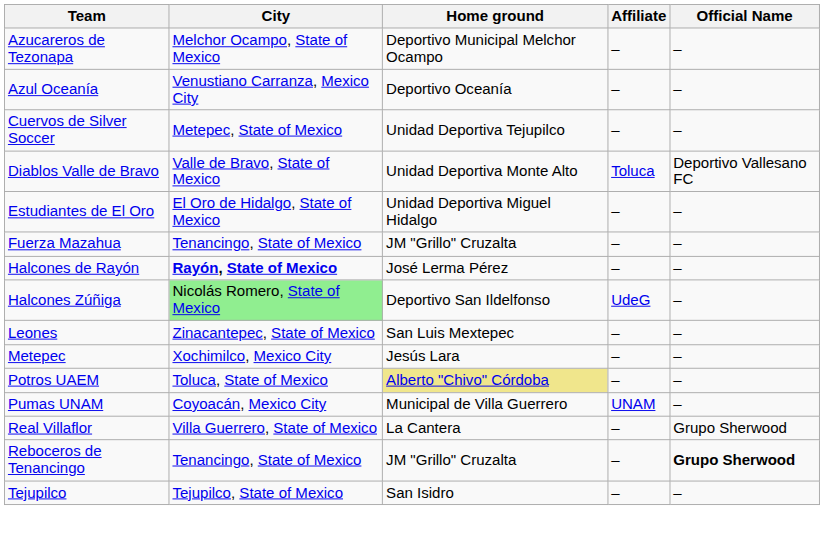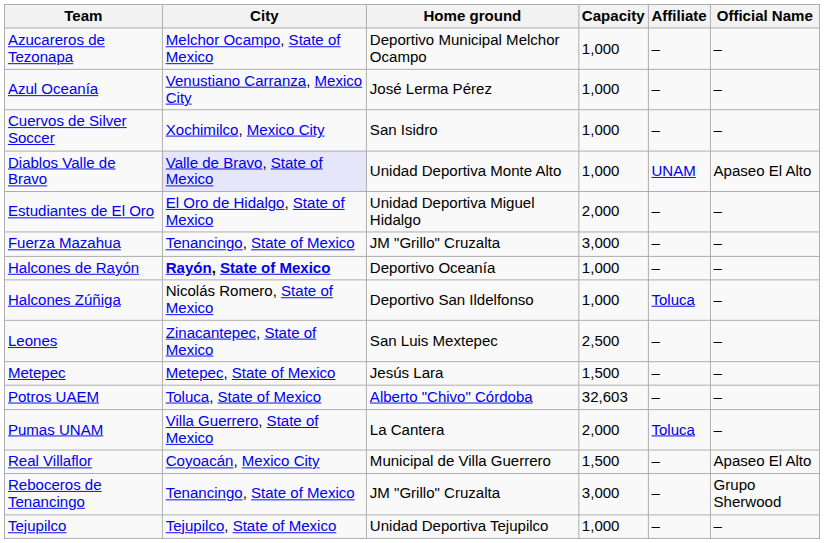+ column: (613, 16)
(449, 89) Deportivo Oceanía -> (431, 89) José Lerma Pérez
(257, 130) Metepec, State of Mexico -> (245, 130) Xochimilco, Mexico City
(475, 130) Unidad Deportiva Tejupilco -> (404, 130) San Isidro
(251, 171) no background -> (244, 171) lavender background
(633, 171) Toluca -> (674, 171) UNAM
(740, 171) Deportivo Vallesano FC -> (762, 171) Apaseo El Alto
(447, 267) José Lerma Pérez -> (433, 267) Deportivo Oceanía
(256, 300) lightgreen background -> (249, 300) no background
(631, 300) UdeG -> (673, 300) Toluca
(252, 356) Xochimilco, Mexico City -> (251, 373) Metepec, State of Mexico
(468, 380) khaki background -> (451, 397) no background
(249, 404) Coyoacán, Mexico City -> (242, 429) Villa Guerrero, State of Mexico
(477, 404) Municipal de Villa Guerrero -> (407, 429) La Cantera
(633, 404) UNAM -> (673, 429) Toluca
(275, 428) Villa Guerrero, State of Mexico -> (243, 461) Coyoacán, Mexico City
(423, 428) La Cantera -> (460, 461) Municipal de Villa Guerrero
(730, 428) Grupo Sherwood -> (762, 461) Apaseo El Alto
(734, 460) bold -> (747, 494) normal
(420, 492) San Isidro -> (459, 526) Unidad Deportiva Tejupilco
